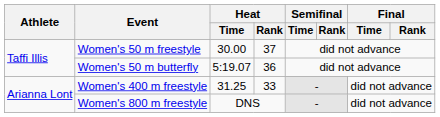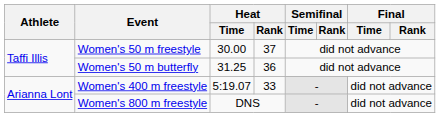(232, 67) 5:19.07 -> (232, 67) 31.25
(232, 86) 31.25 -> (232, 86) 5:19.07
